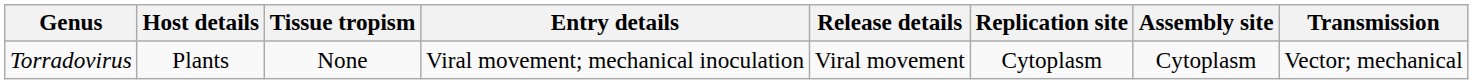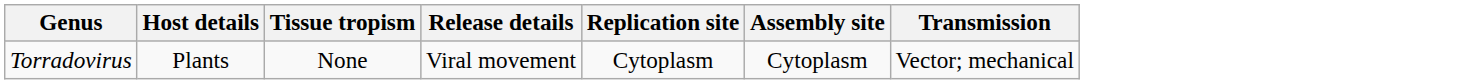- column: (615, 22)
